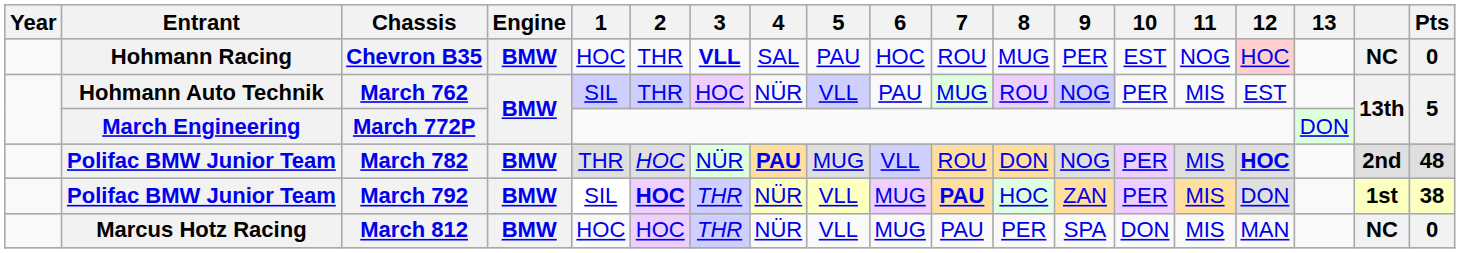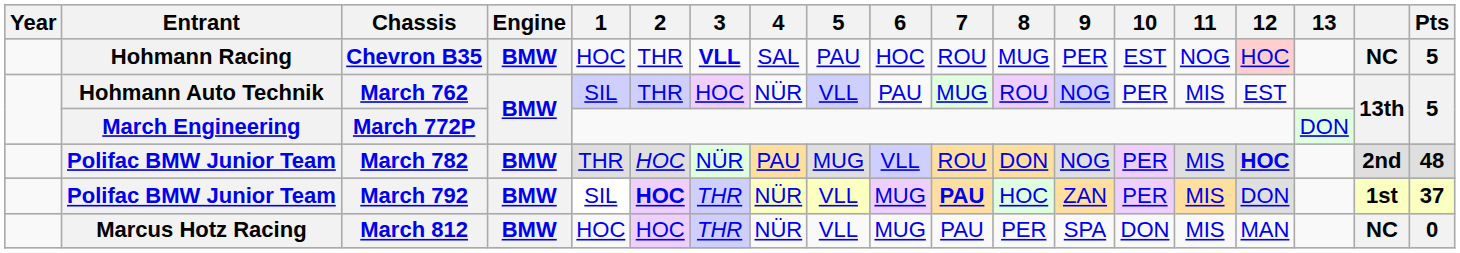(1432, 56) 0 -> (1432, 56) 5
(778, 161) bold -> (778, 161) normal
(1432, 195) 38 -> (1432, 195) 37
